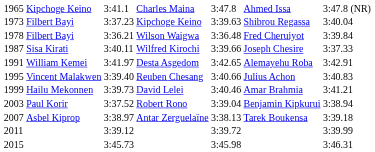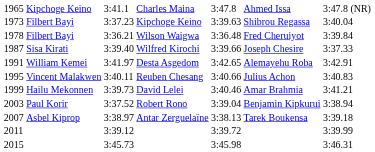(119, 49) 3:40.11 -> (119, 49) 3:39.40
(119, 76) 3:39.40 -> (119, 76) 3:40.11
